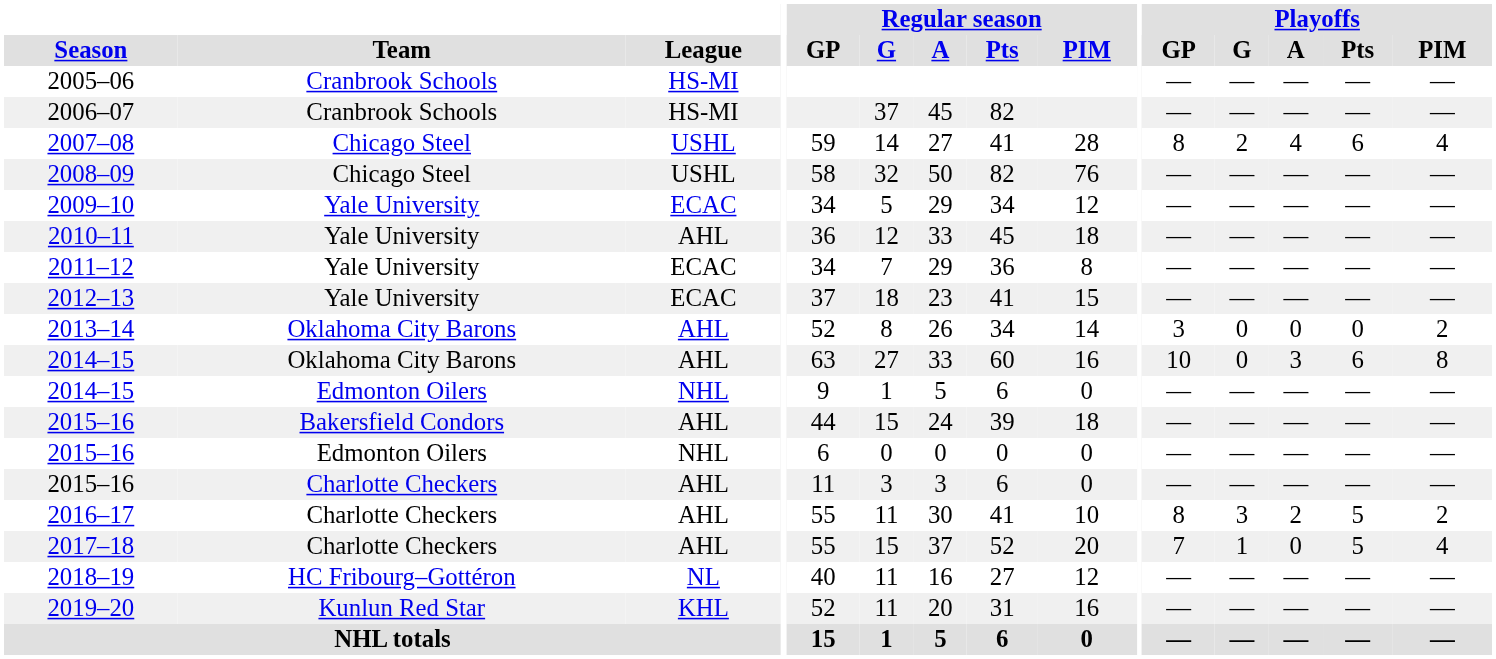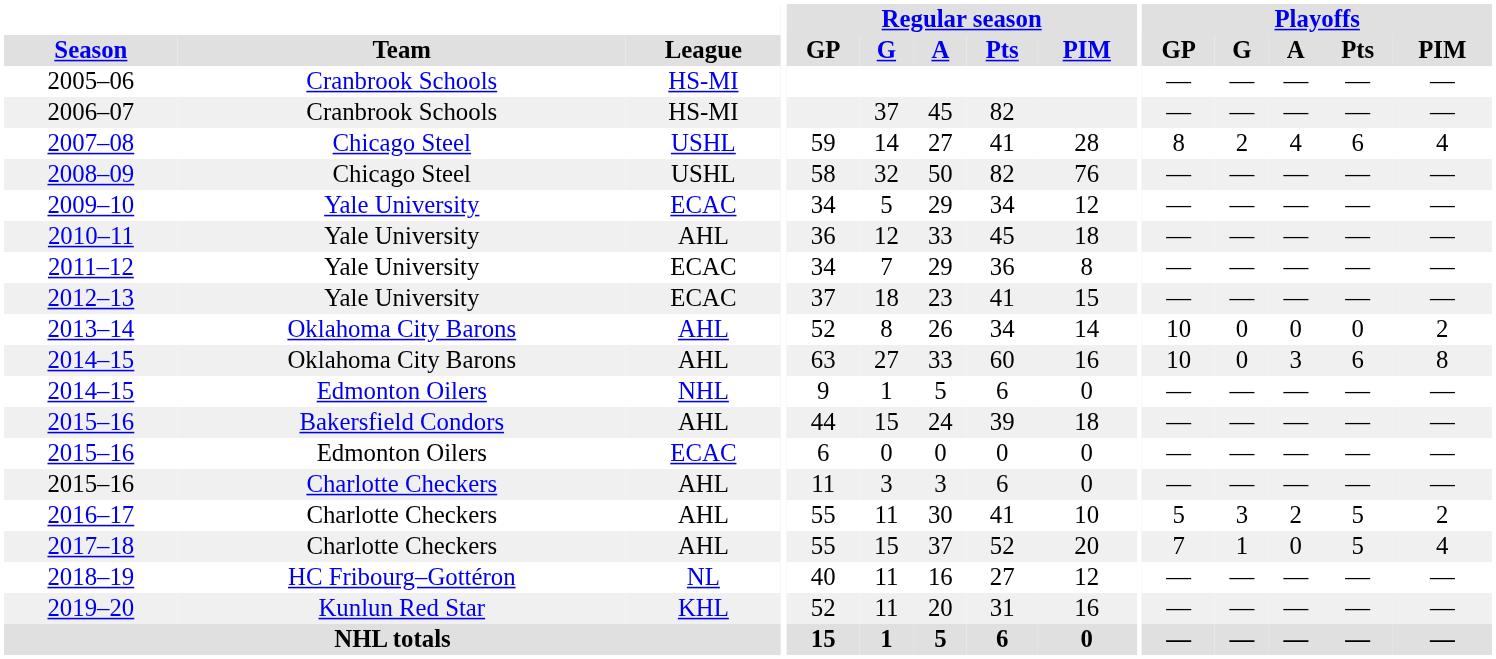(1179, 329) 3 -> (1179, 329) 10
(703, 453) NHL -> (703, 453) ECAC
(1179, 515) 8 -> (1179, 515) 5
